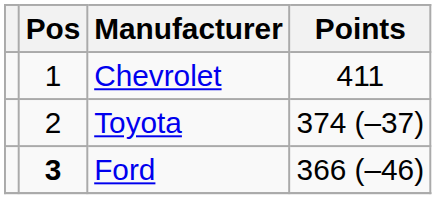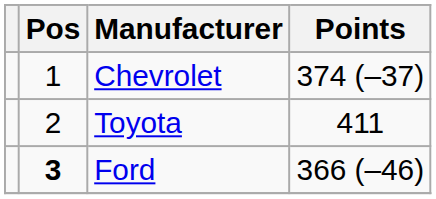(360, 76) 411 -> (360, 76) 374 (–37)
(360, 123) 374 (–37) -> (360, 123) 411
